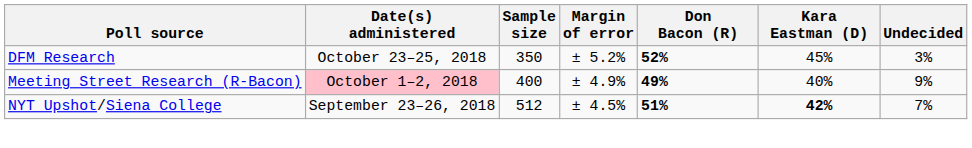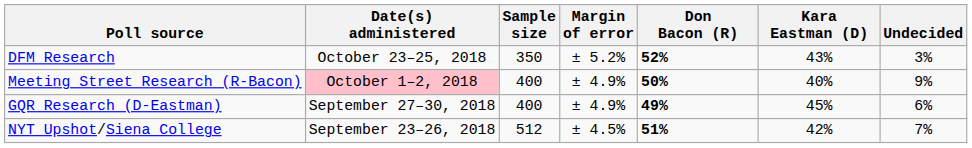(819, 58) 45% -> (819, 58) 43%
(654, 82) 49% -> (654, 82) 50%
+ row: (115, 106)
(819, 106) bold -> (819, 130) normal
